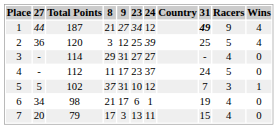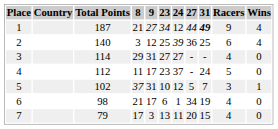columns swapped: (178, 12) <-> (39, 12)
(75, 42) 120 -> (103, 42) 140
(229, 42) 5 -> (229, 42) 6
